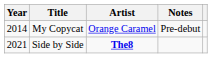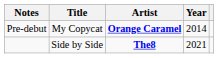columns swapped: (17, 12) <-> (180, 12)
(122, 28) normal -> (145, 28) bold
